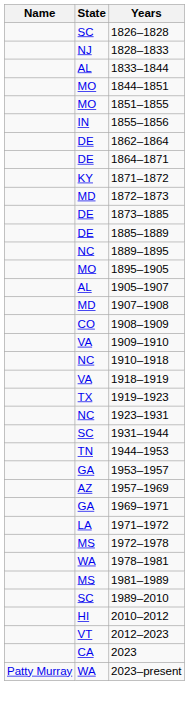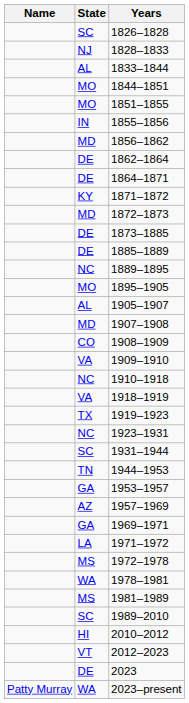+ row: (140, 141)
(86, 653) CA -> (86, 671) DE
